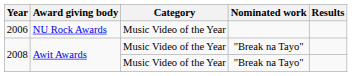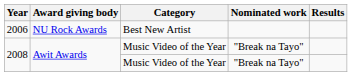(174, 29) Music Video of the Year -> (157, 29) Best New Artist
